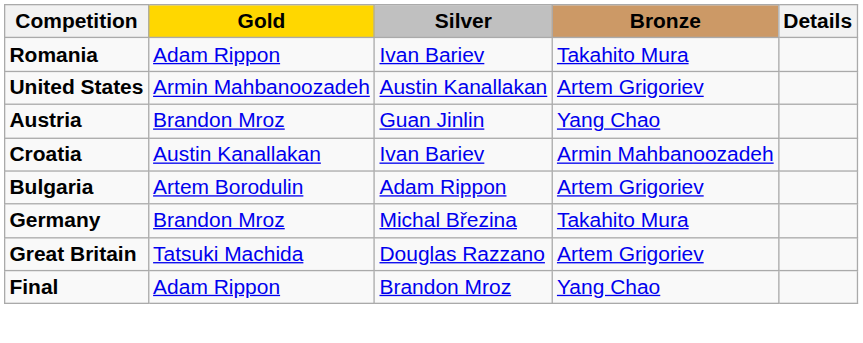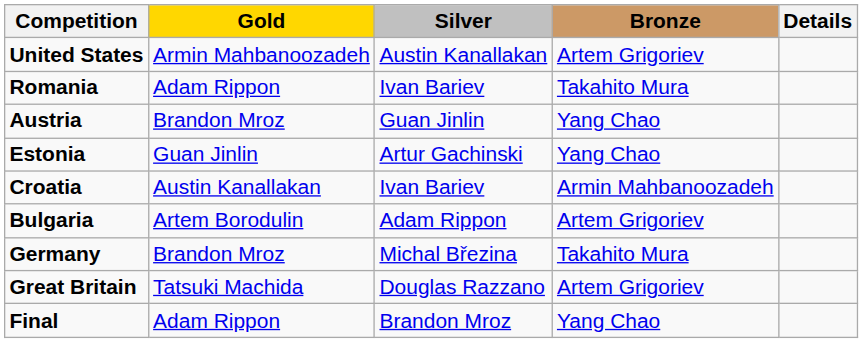rows swapped: (76, 87) <-> (54, 54)
+ row: (47, 154)
